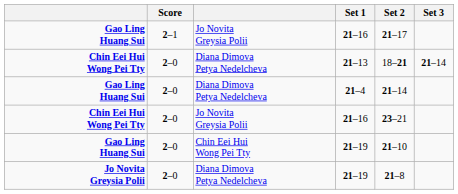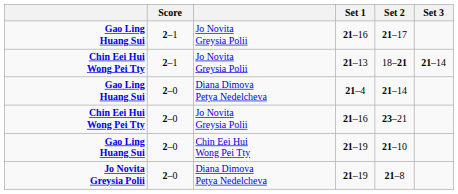(170, 63) 2–0 -> (170, 63) 2–1
(231, 63) Diana Dimova Petya Nedelcheva -> (221, 63) Jo Novita Greysia Polii
